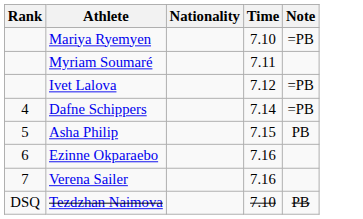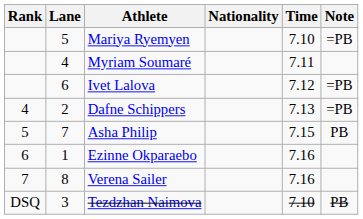+ column: (65, 16)
(263, 109) 7.14 -> (302, 109) 7.13
